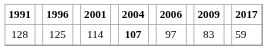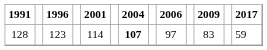(57, 34) 125 -> (57, 34) 123
